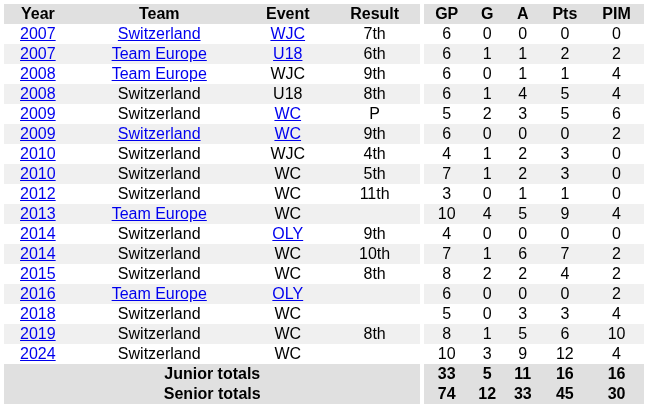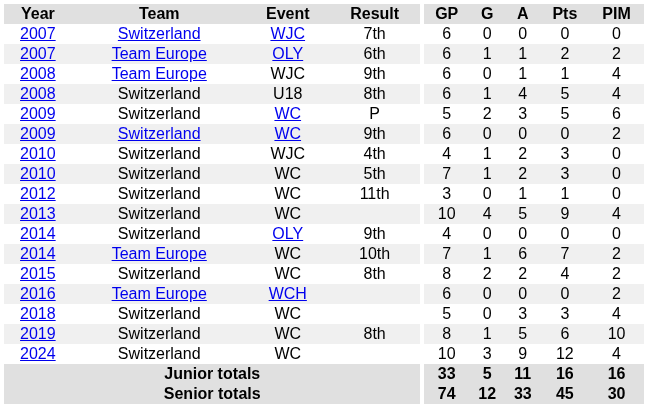(288, 54) U18 -> (288, 54) OLY
(159, 214) Team Europe -> (159, 214) Switzerland
(159, 254) Switzerland -> (159, 254) Team Europe
(288, 294) OLY -> (288, 294) WCH
